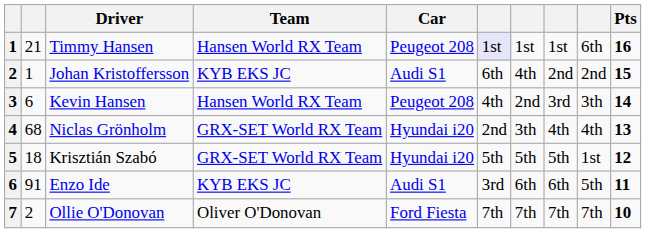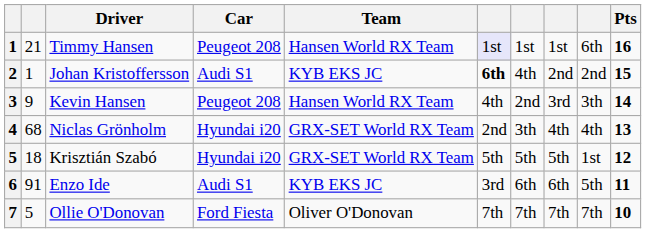columns swapped: (290, 18) <-> (432, 18)
(493, 74) normal -> (493, 74) bold
(29, 102) 6 -> (29, 102) 9
(29, 213) 2 -> (29, 213) 5
